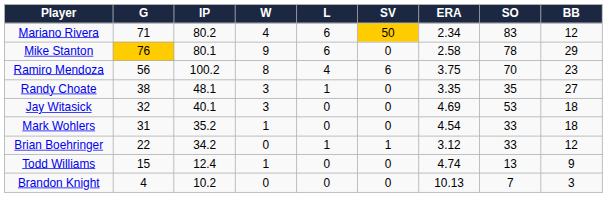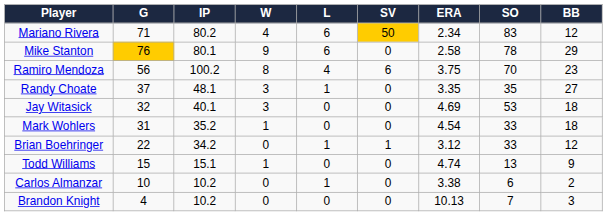(144, 88) 38 -> (144, 88) 37
(205, 164) 12.4 -> (205, 164) 15.1
+ row: (59, 182)
